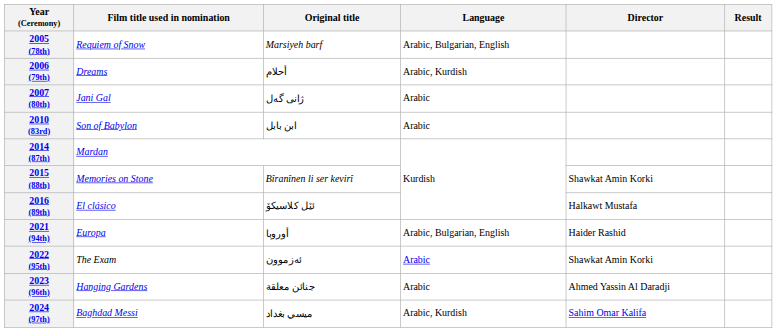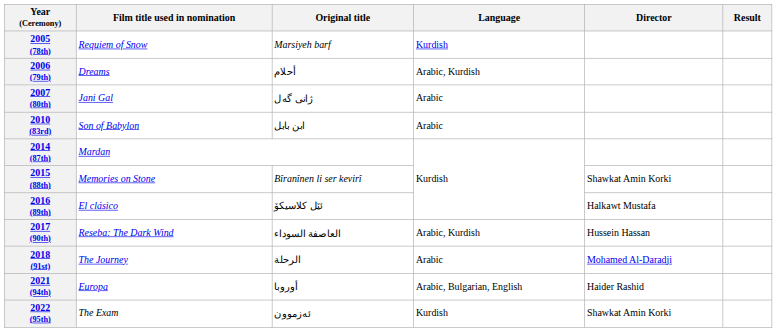(456, 44) Arabic, Bulgarian, English -> (432, 44) Kurdish
+ row: (40, 233)
+ row: (40, 259)
(416, 259) Arabic -> (432, 313) Kurdish
- row: (39, 286)
- row: (39, 313)
